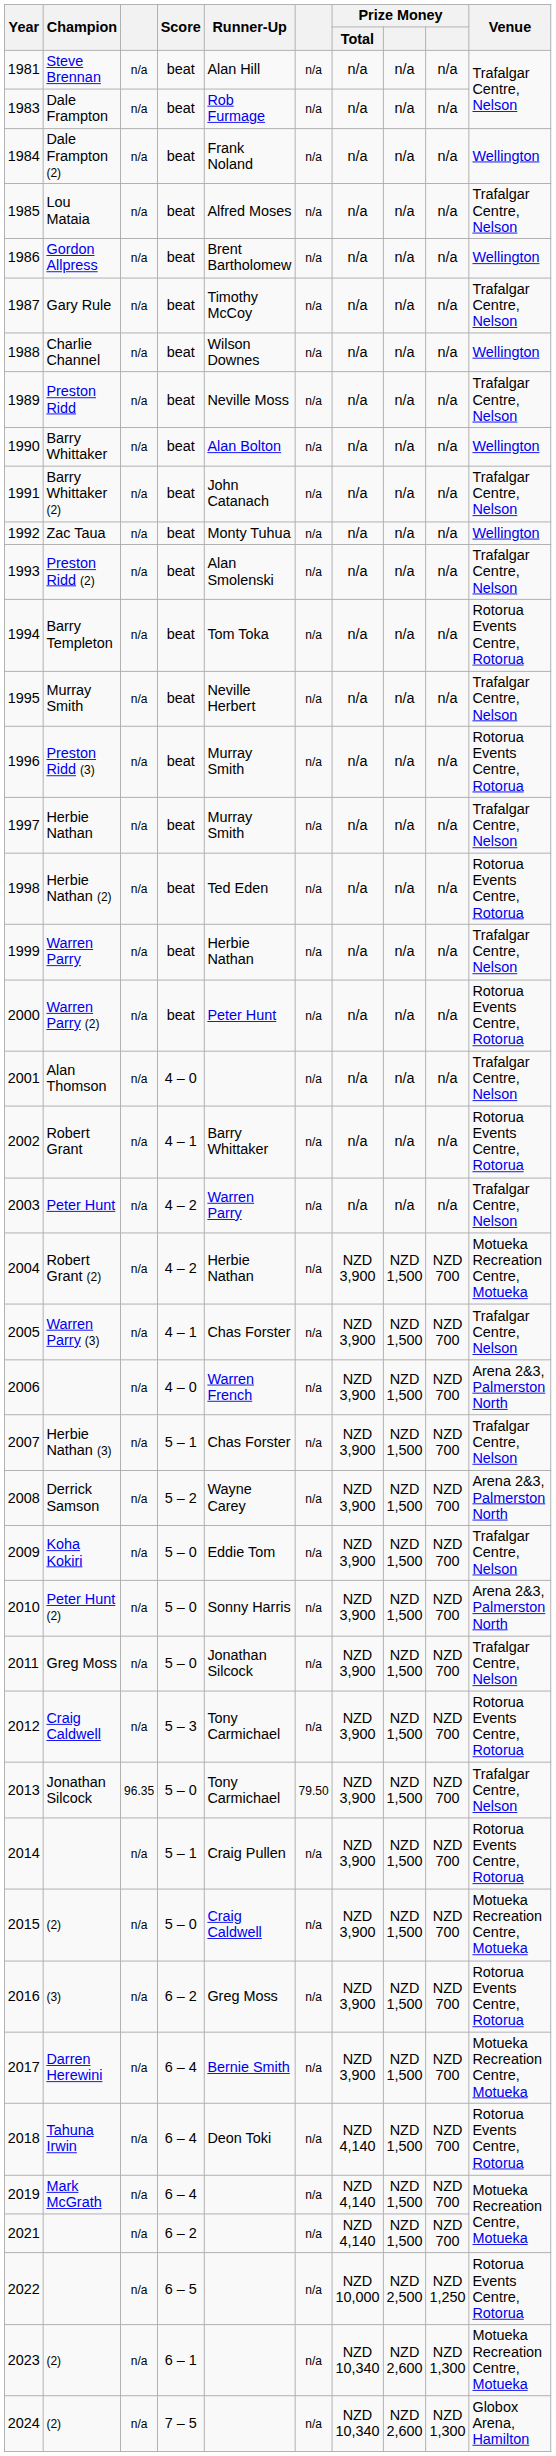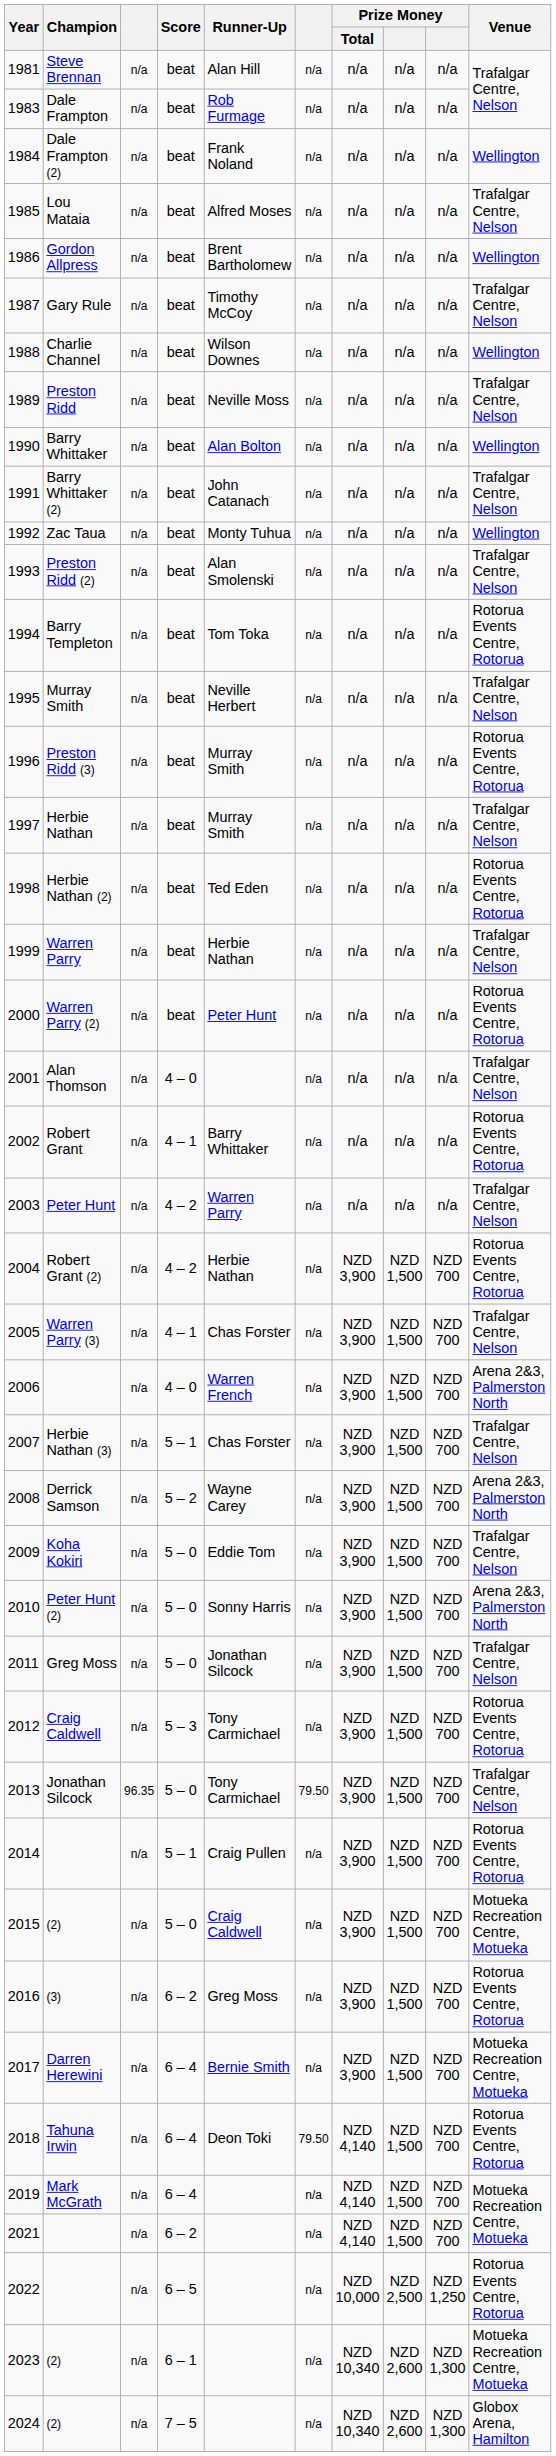(507, 1268) Motueka Recreation Centre, Motueka -> (498, 1268) Rotorua Events Centre, Rotorua
(314, 2140) n/a -> (314, 2140) 79.50
